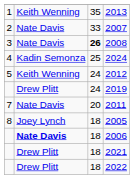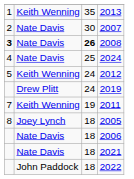(95, 27) 33 -> (90, 27) 30
(9, 43) normal -> (9, 43) bold
(51, 58) Kadin Semonza -> (40, 58) Nate Davis
(40, 105) Nate Davis -> (48, 105) Keith Wenning
(95, 105) 20 -> (90, 105) 19
(41, 136) bold -> (40, 136) normal
(37, 151) Drew Plitt -> (40, 151) Nate Davis
(37, 167) Drew Plitt -> (47, 167) John Paddock
